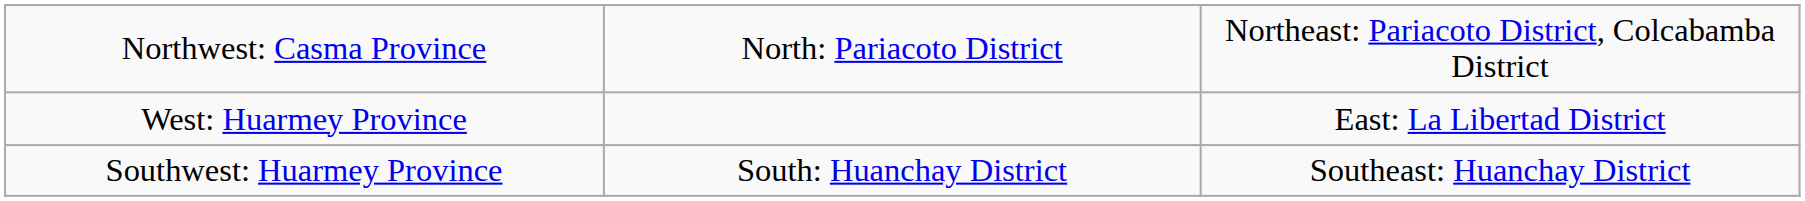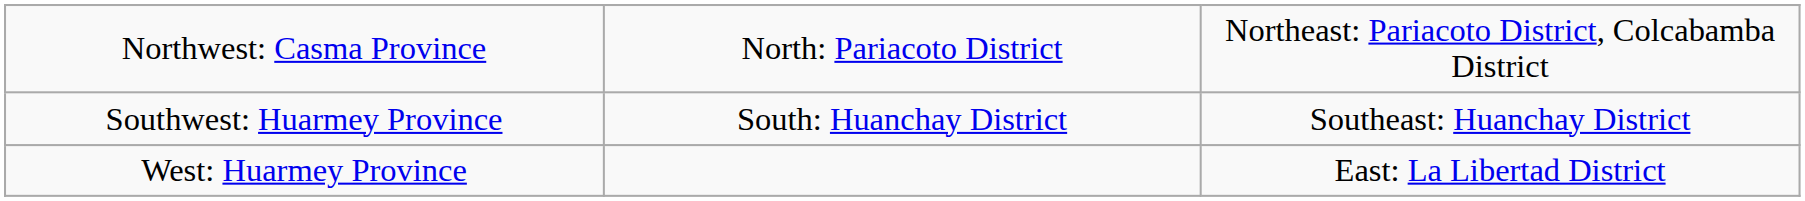rows swapped: (304, 118) <-> (304, 169)
